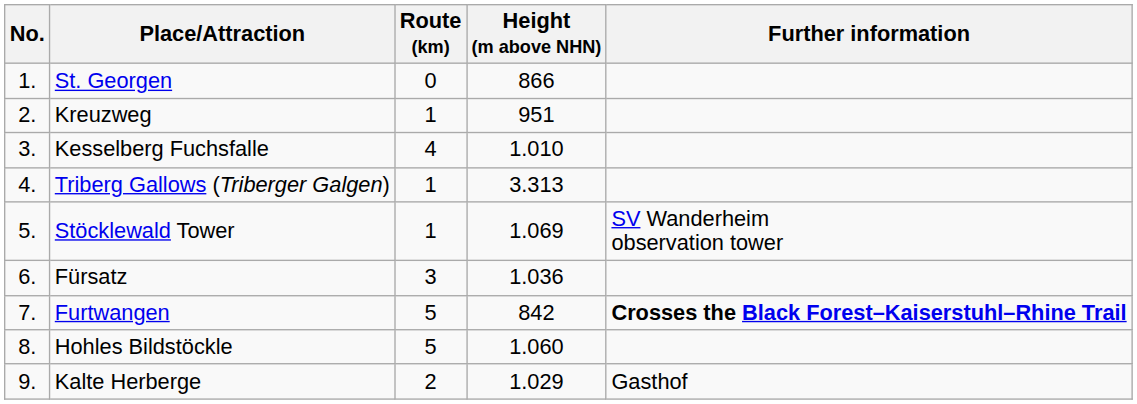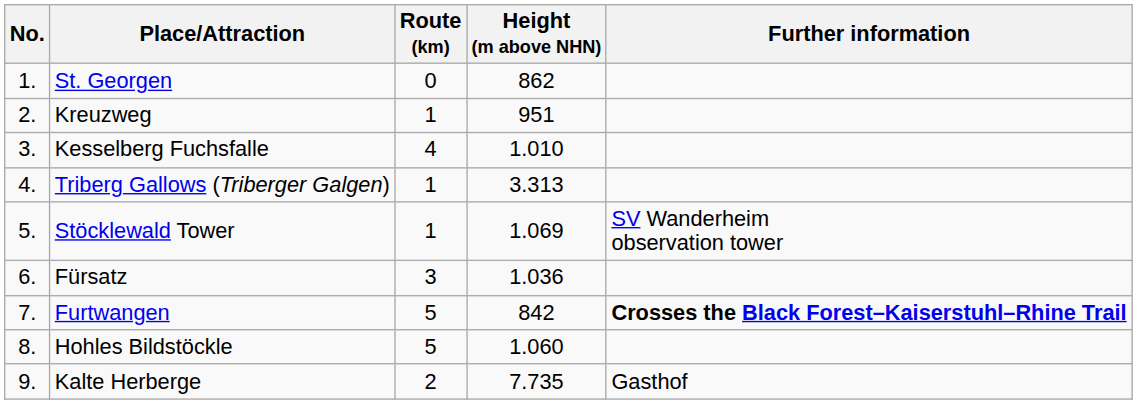(536, 80) 866 -> (536, 80) 862
(536, 381) 1.029 -> (536, 381) 7.735
